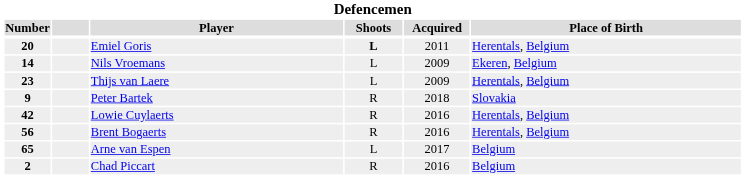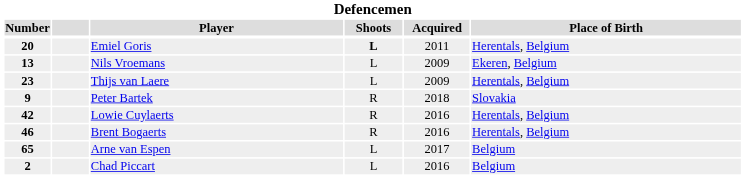(28, 63) 14 -> (28, 63) 13
(28, 132) 56 -> (28, 132) 46
(374, 166) R -> (374, 166) L
